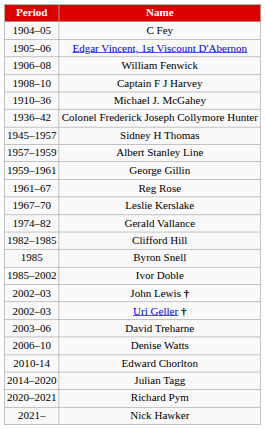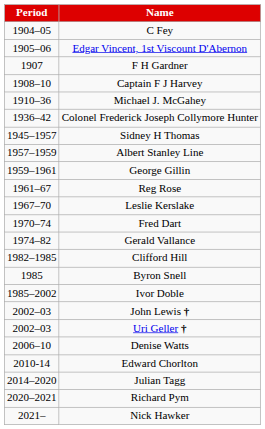- row: (160, 65)
+ row: (160, 65)
+ row: (160, 223)
- row: (160, 328)
